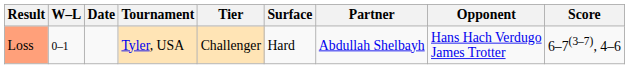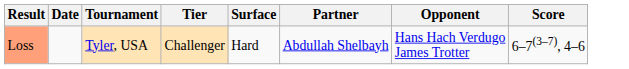- column: (66, 15)
